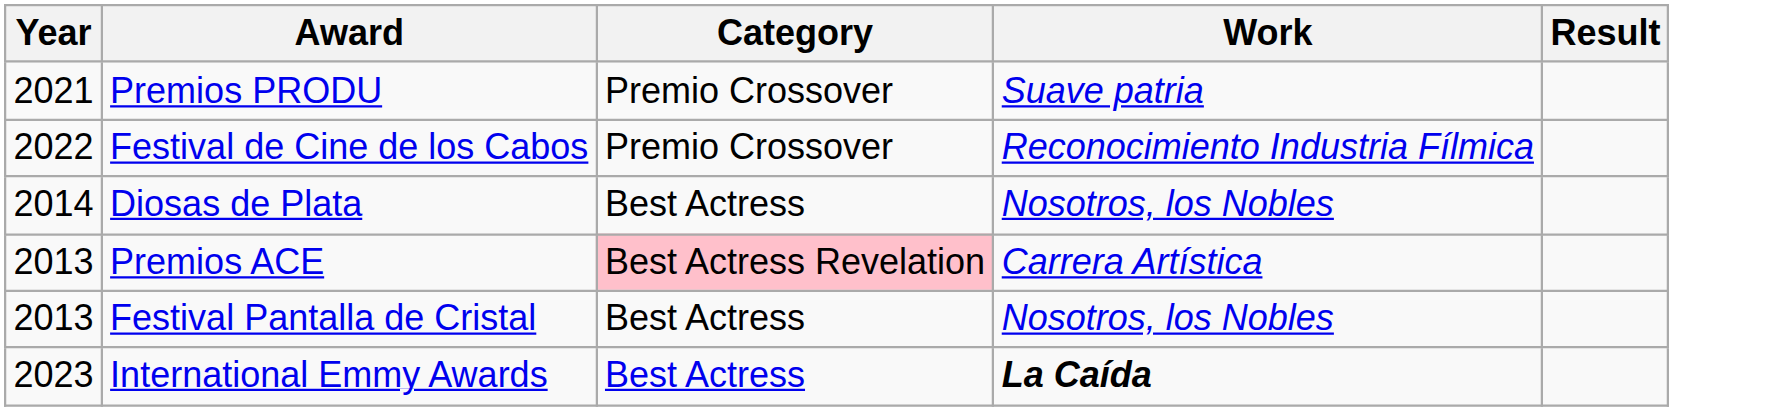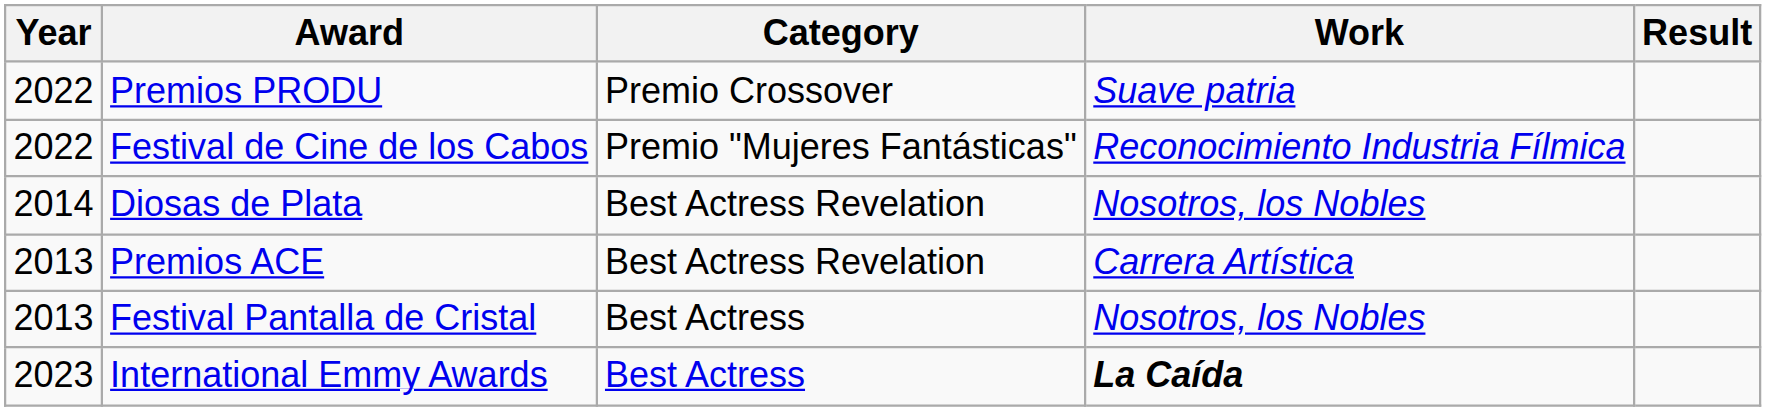(53, 90) 2021 -> (53, 90) 2022
(749, 147) Premio Crossover -> (841, 147) Premio "Mujeres Fantásticas"
(705, 204) Best Actress -> (795, 204) Best Actress Revelation
(795, 261) pink background -> (795, 261) no background
